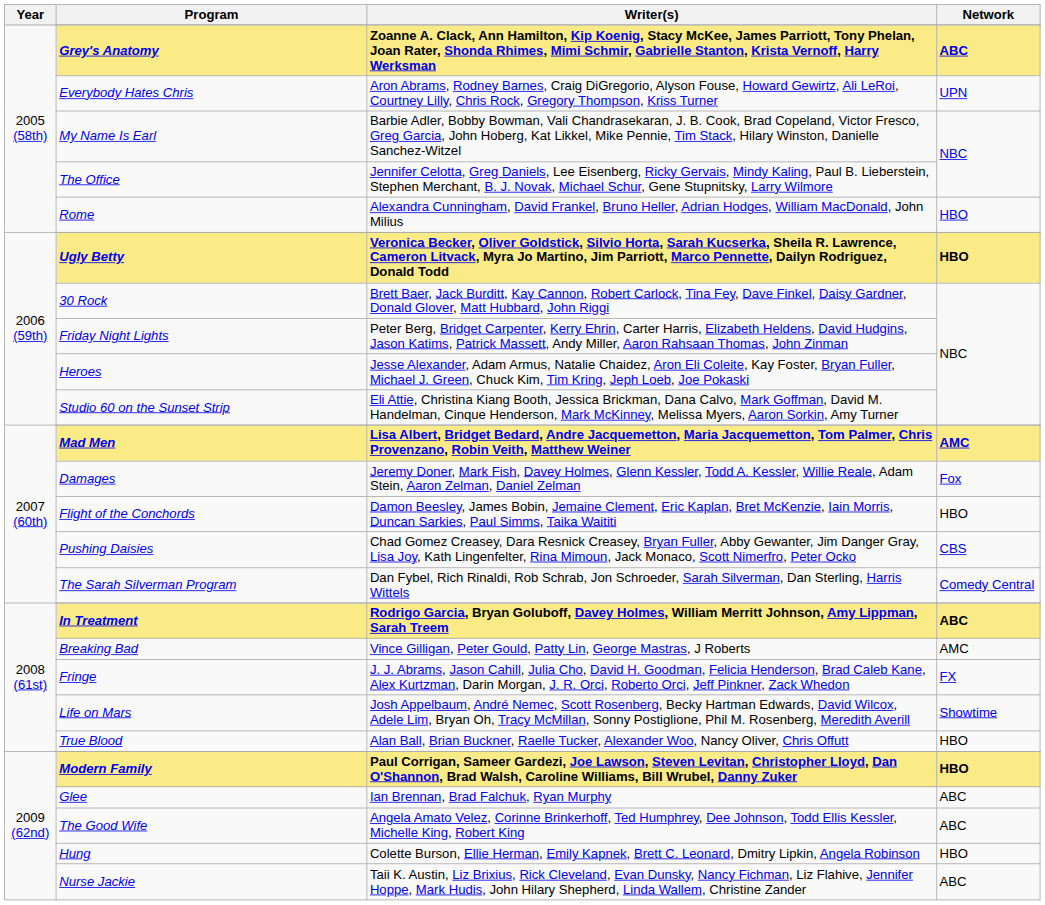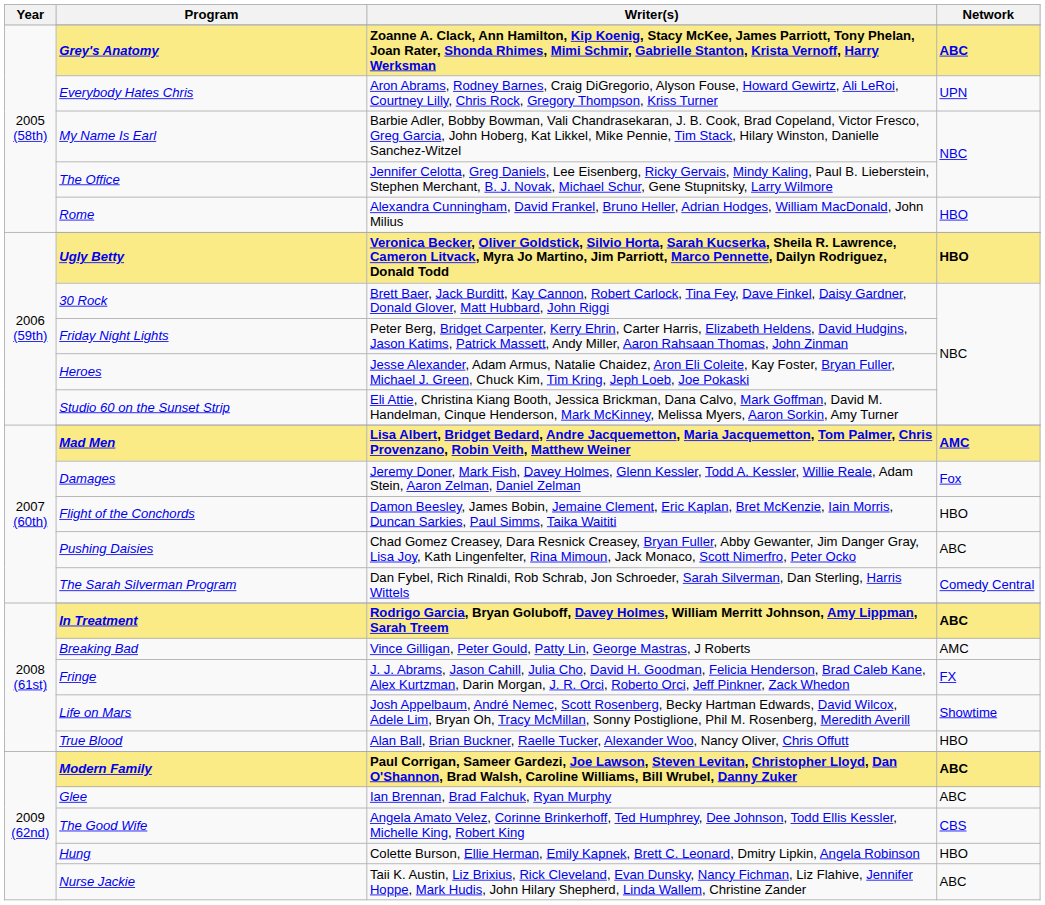(953, 549) CBS -> (953, 549) ABC
(954, 769) HBO -> (954, 769) ABC
(953, 825) ABC -> (953, 825) CBS
